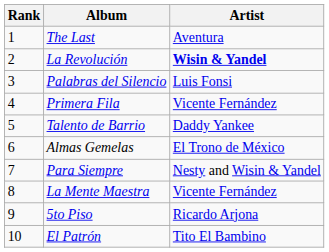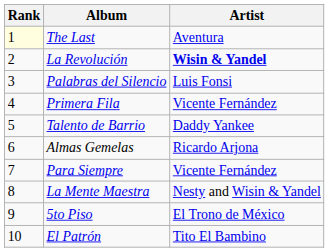(11, 37) no background -> (11, 37) lightyellow background
(229, 147) El Trono de México -> (216, 147) Ricardo Arjona
(247, 170) Nesty and Wisin & Yandel -> (225, 170) Vicente Fernández
(225, 192) Vicente Fernández -> (247, 192) Nesty and Wisin & Yandel
(216, 214) Ricardo Arjona -> (229, 214) El Trono de México
